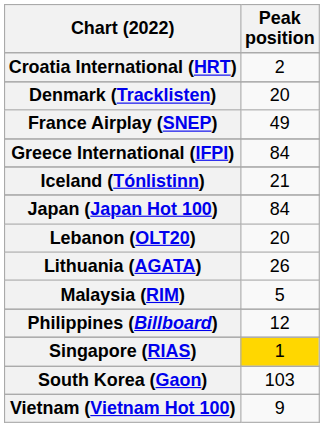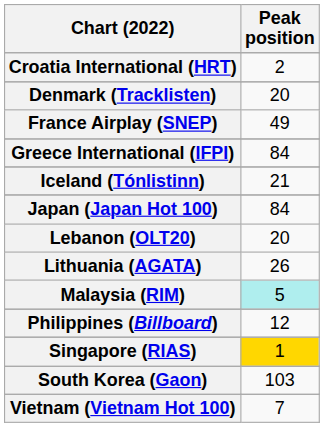(280, 294) no background -> (280, 294) paleturquoise background
(280, 408) 9 -> (280, 408) 7
